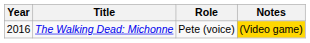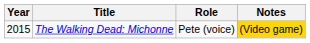(19, 29) 2016 -> (19, 29) 2015
